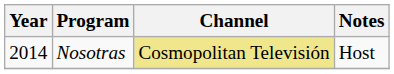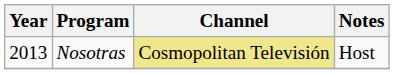(28, 52) 2014 -> (28, 52) 2013
